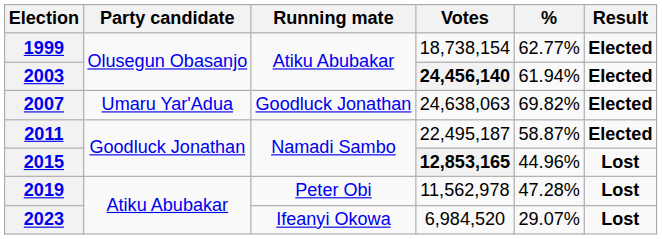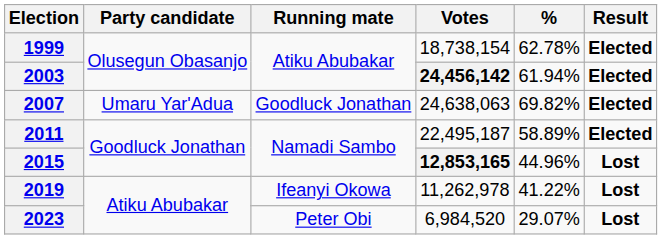(549, 47) 62.77% -> (549, 47) 62.78%
(465, 76) 24,456,140 -> (465, 76) 24,456,142
(549, 133) 58.87% -> (549, 133) 58.89%
(333, 190) Peter Obi -> (333, 190) Ifeanyi Okowa
(465, 190) 11,562,978 -> (465, 190) 11,262,978
(549, 190) 47.28% -> (549, 190) 41.22%
(333, 219) Ifeanyi Okowa -> (333, 219) Peter Obi
